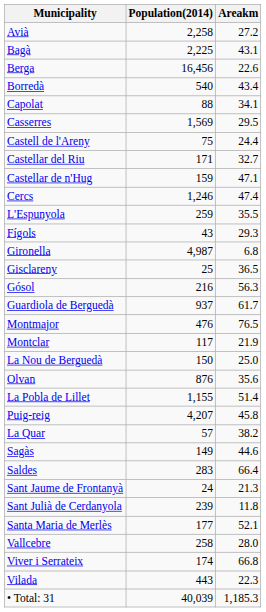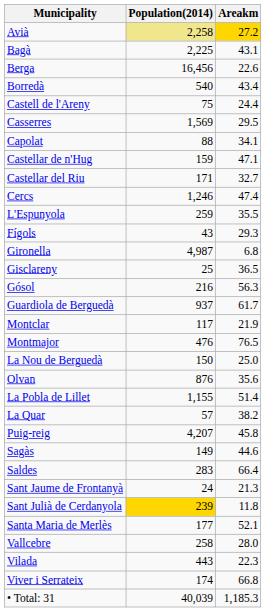(200, 31) no background -> (200, 31) khaki background
(248, 31) no background -> (248, 31) gold background
rows swapped: (25, 104) <-> (48, 141)
rows swapped: (50, 178) <-> (46, 159)
rows swapped: (28, 342) <-> (33, 324)
rows swapped: (28, 415) <-> (26, 433)
(204, 506) no background -> (204, 506) gold background
rows swapped: (22, 580) <-> (45, 561)
